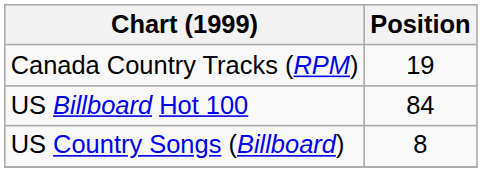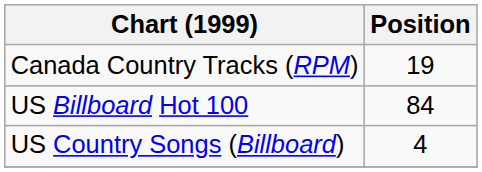(420, 145) 8 -> (420, 145) 4
